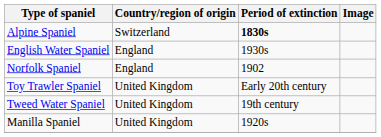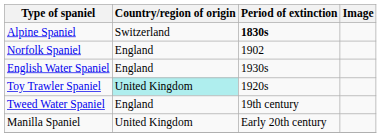rows swapped: (58, 50) <-> (44, 68)
(154, 86) no background -> (154, 86) paleturquoise background
(284, 86) Early 20th century -> (255, 86) 1920s
(154, 104) United Kingdom -> (134, 104) England
(255, 123) 1920s -> (284, 123) Early 20th century
